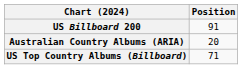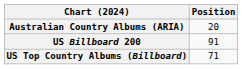rows swapped: (97, 41) <-> (97, 27)
